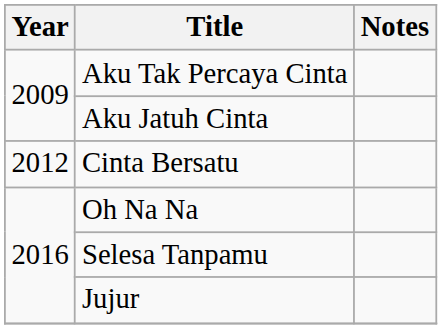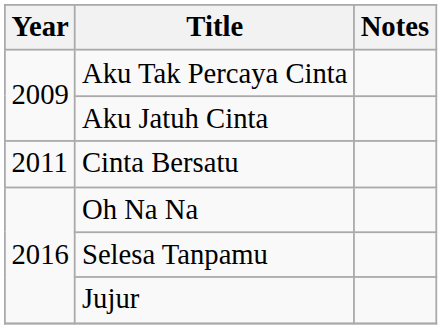(40, 163) 2012 -> (40, 163) 2011
